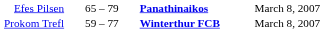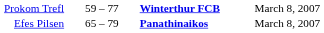rows swapped: (39, 8) <-> (34, 23)
